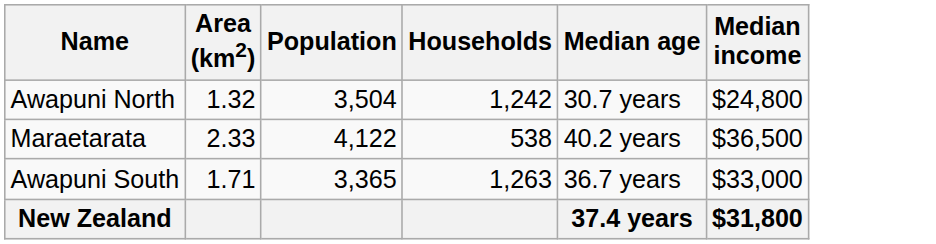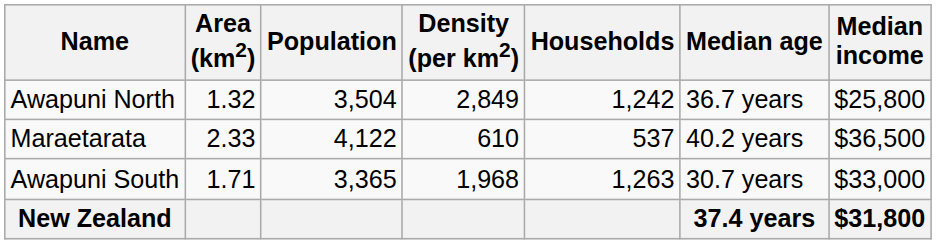+ column: (464, 41)
(622, 99) 30.7 years -> (745, 99) 36.7 years
(757, 99) $24,800 -> (880, 99) $25,800
(531, 139) 538 -> (653, 139) 537
(622, 178) 36.7 years -> (745, 178) 30.7 years
